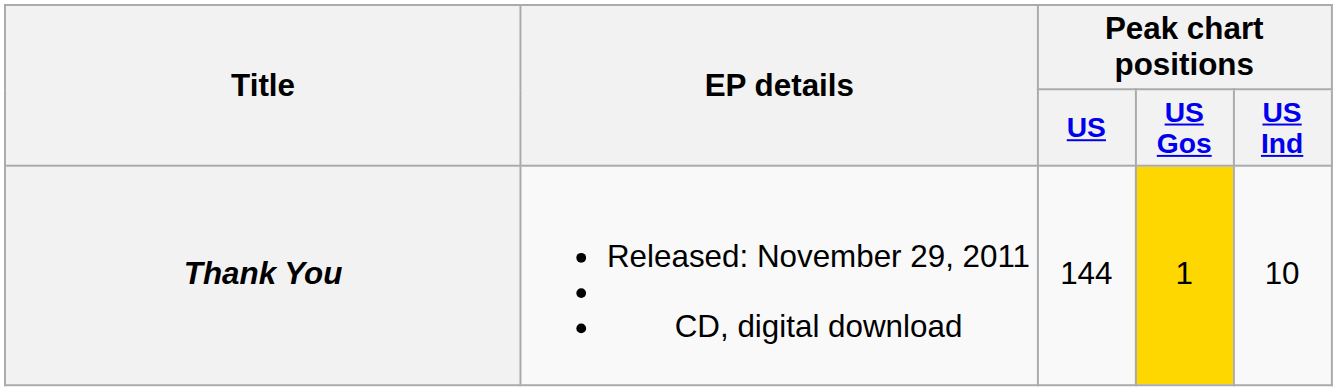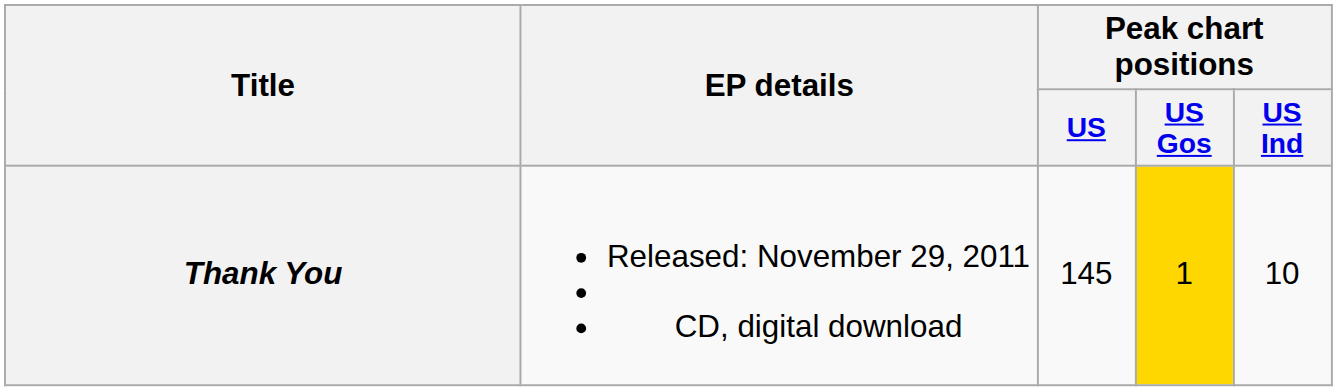(1086, 274) 144 -> (1086, 274) 145
